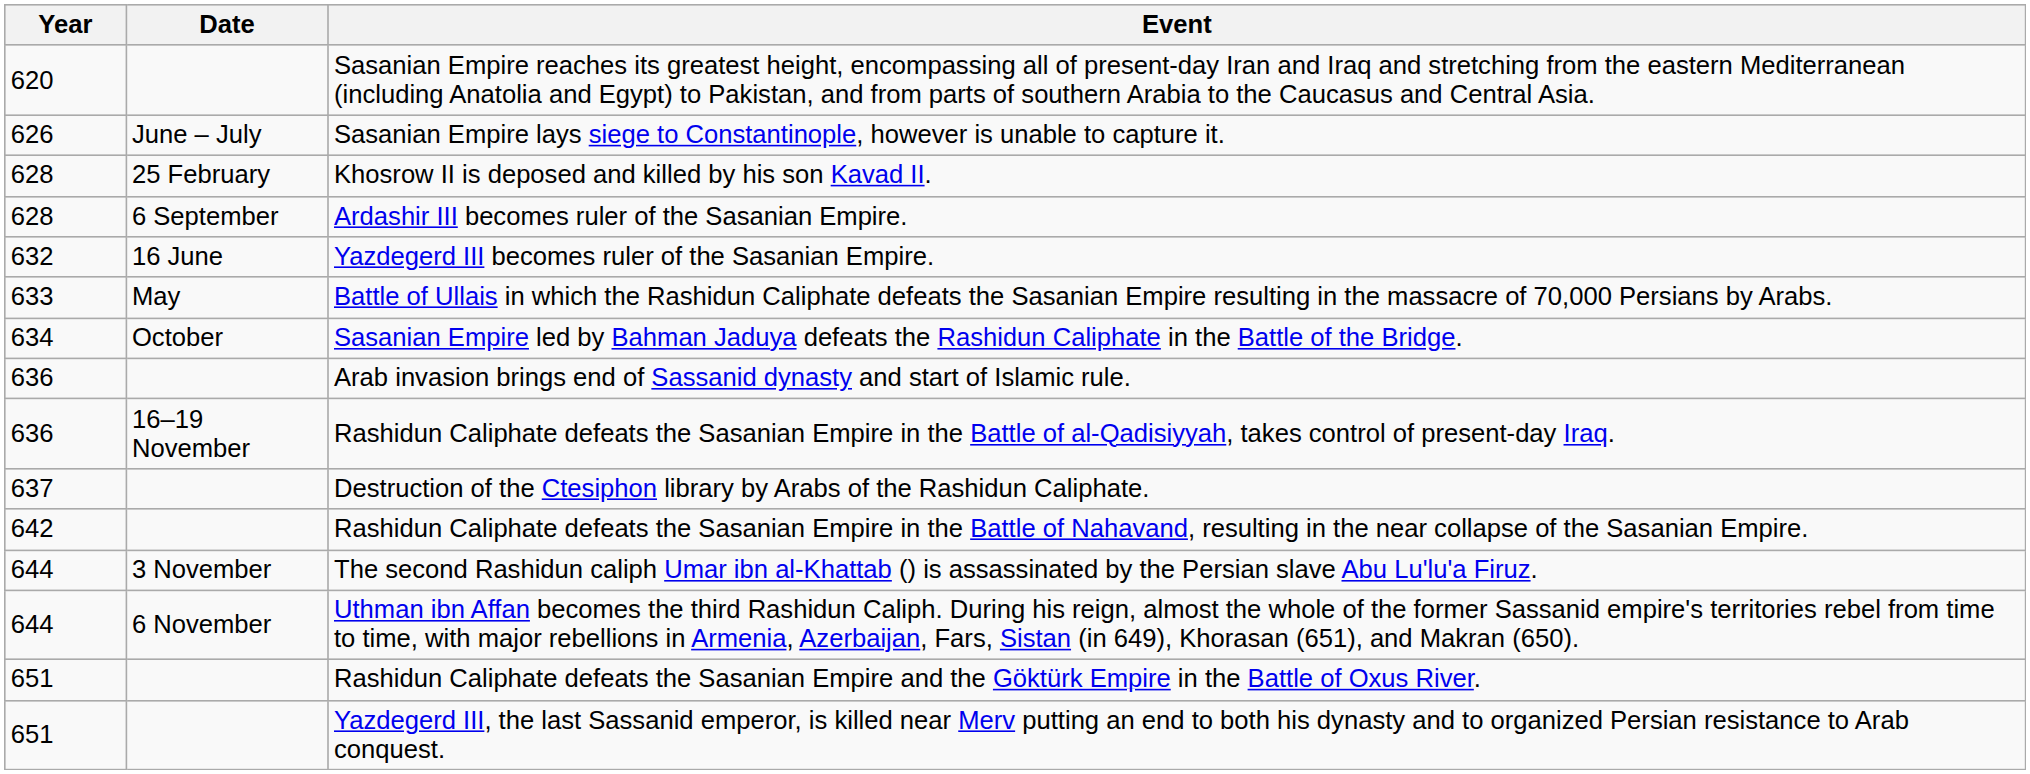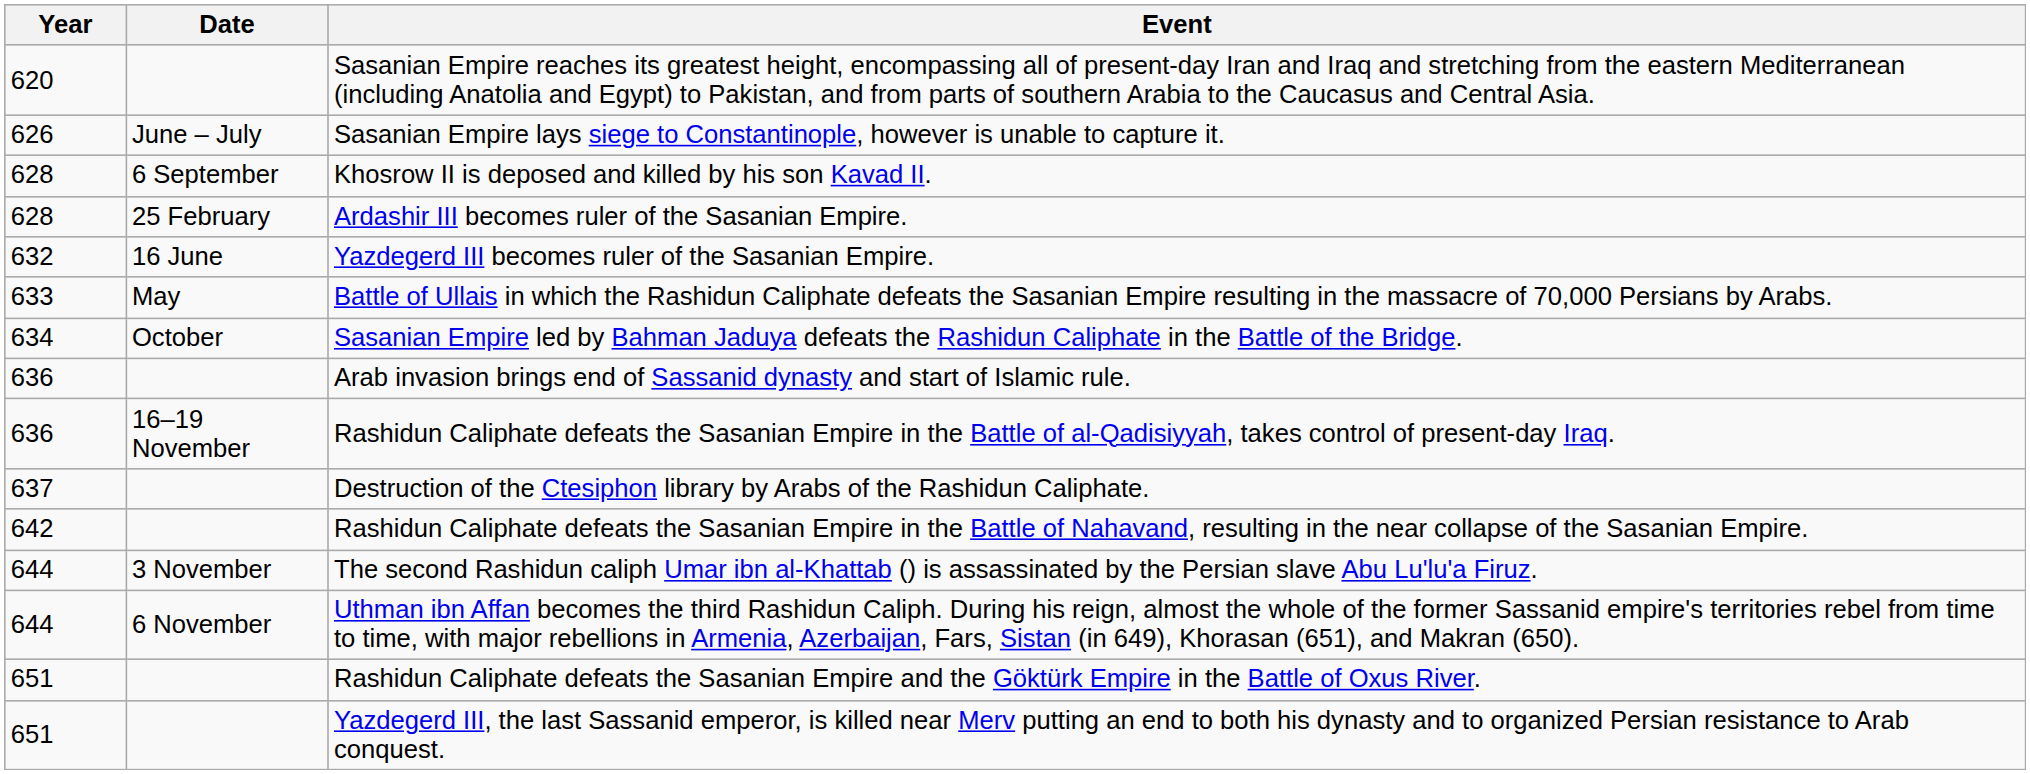(201, 175) 25 February -> (205, 175) 6 September
(205, 216) 6 September -> (201, 216) 25 February
